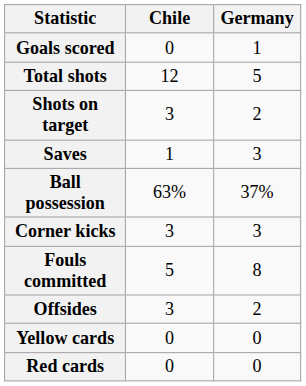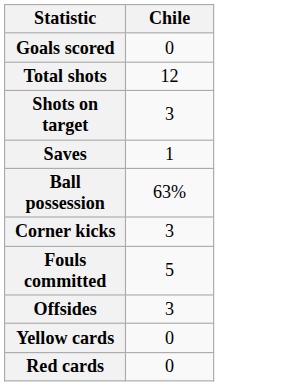- column: (257, 18)
